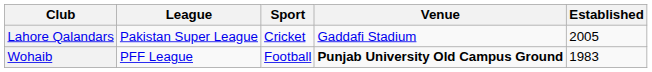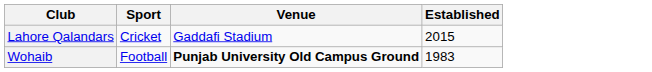- column: (189, 15)
(584, 36) 2005 -> (440, 36) 2015
